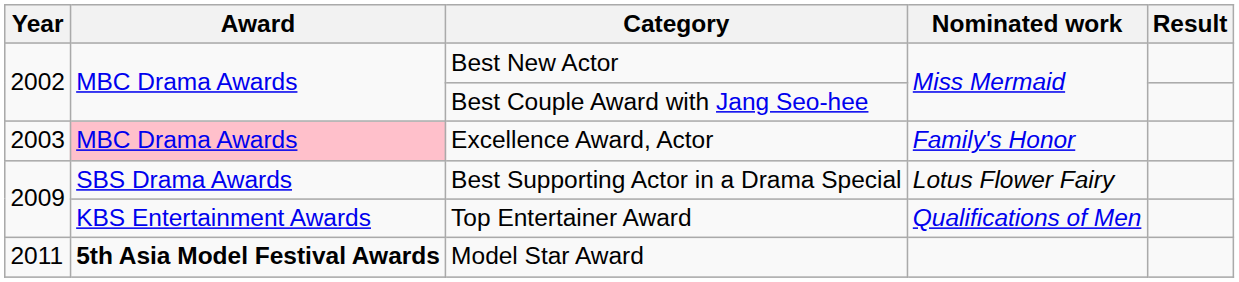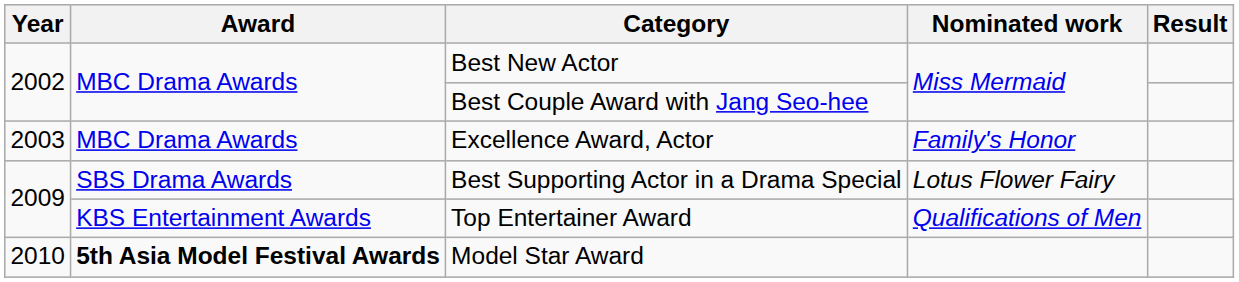(187, 140) pink background -> (187, 140) no background
(37, 256) 2011 -> (38, 256) 2010
